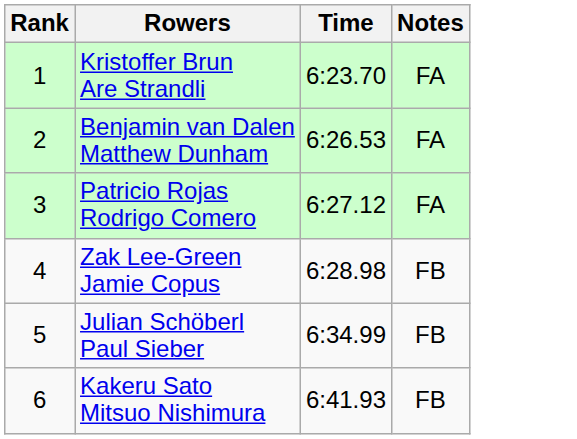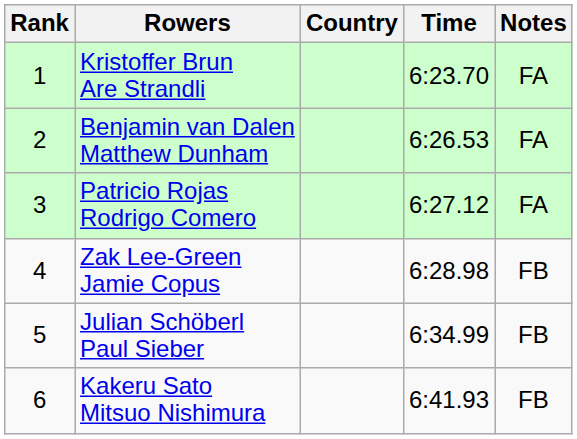+ column: (352, 23)
